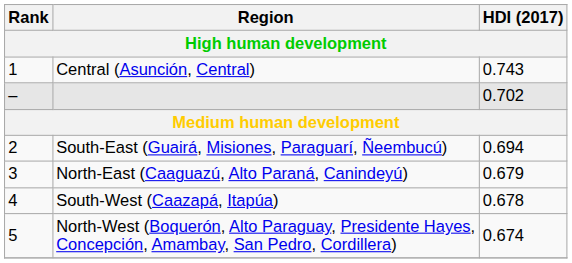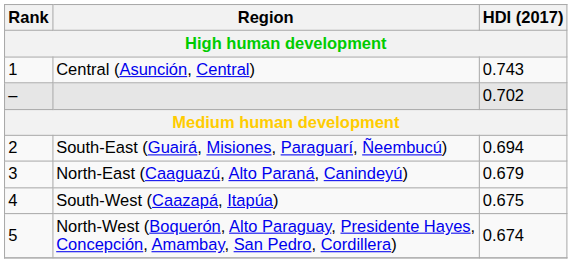(503, 200) 0.678 -> (503, 200) 0.675
